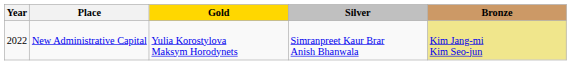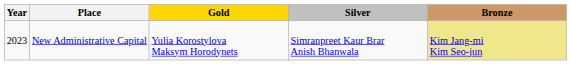(17, 40) 2022 -> (17, 40) 2023
